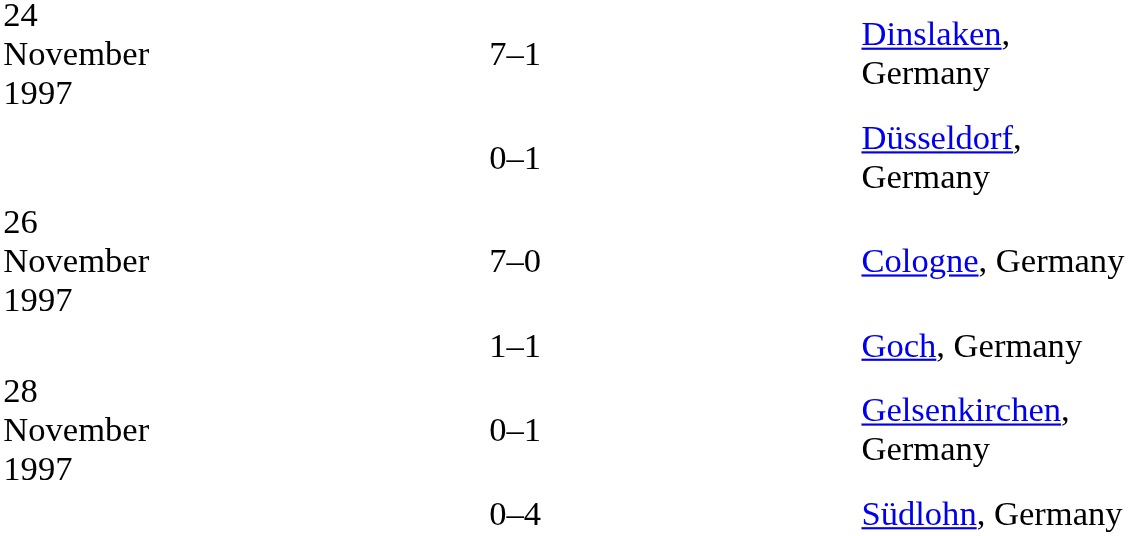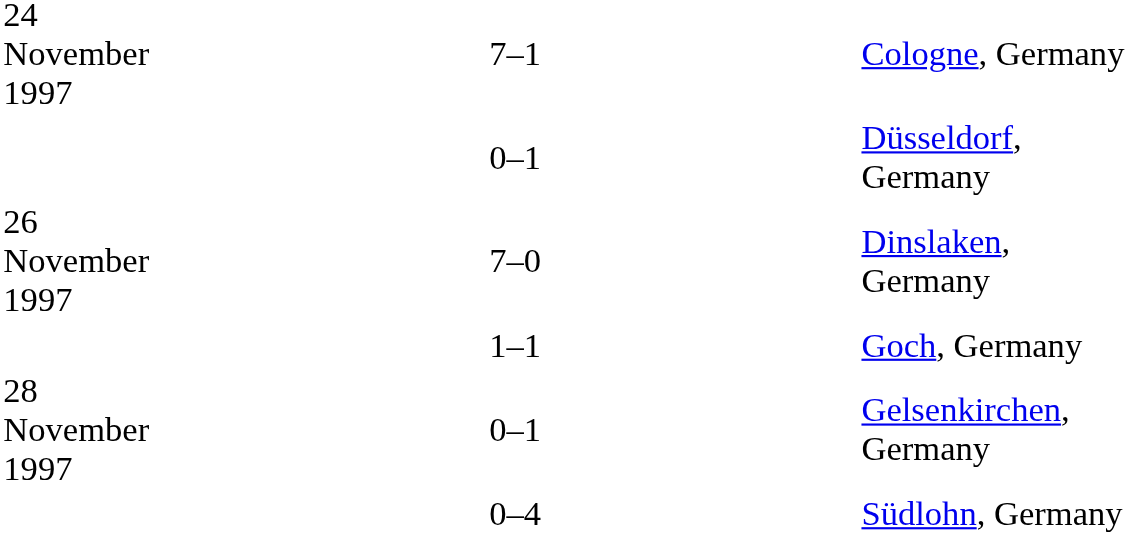(936, 53) Dinslaken, Germany -> (993, 53) Cologne, Germany
(993, 260) Cologne, Germany -> (936, 260) Dinslaken, Germany
